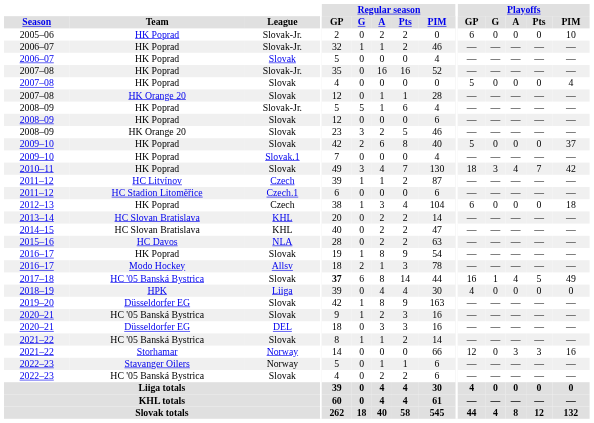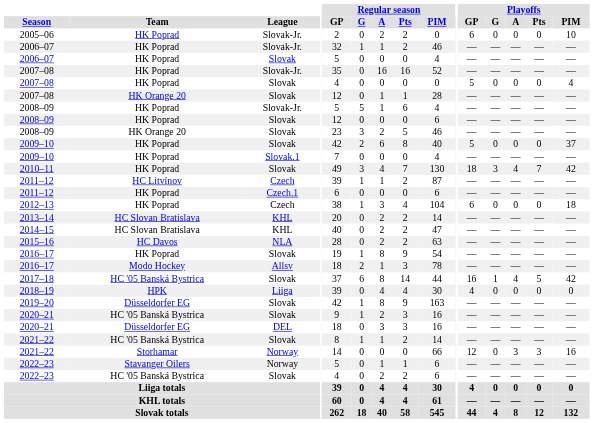(157, 193) HC Stadion Litoměřice -> (157, 193) HK Poprad
(337, 278) bold -> (337, 278) normal
(571, 278) 49 -> (571, 278) 42
